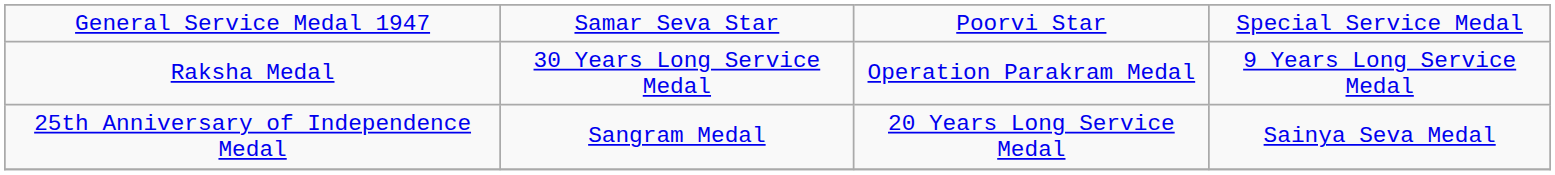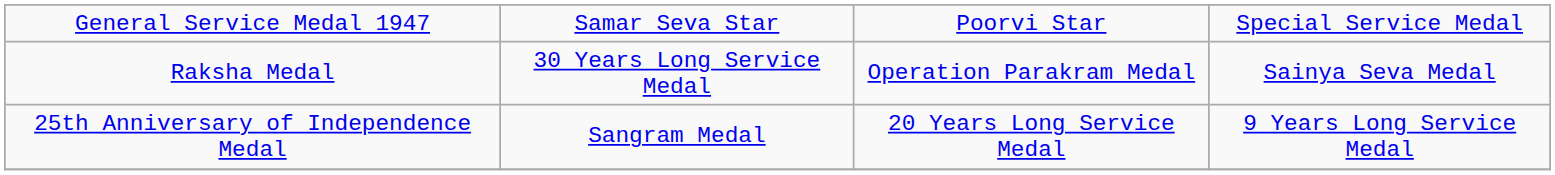(1380, 74) 9 Years Long Service Medal -> (1380, 74) Sainya Seva Medal
(1380, 137) Sainya Seva Medal -> (1380, 137) 9 Years Long Service Medal
